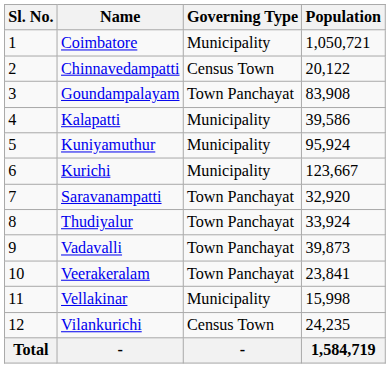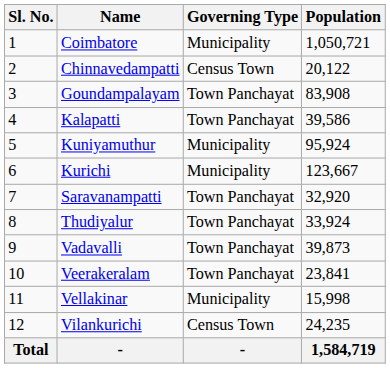(229, 119) Municipality -> (240, 119) Town Panchayat
